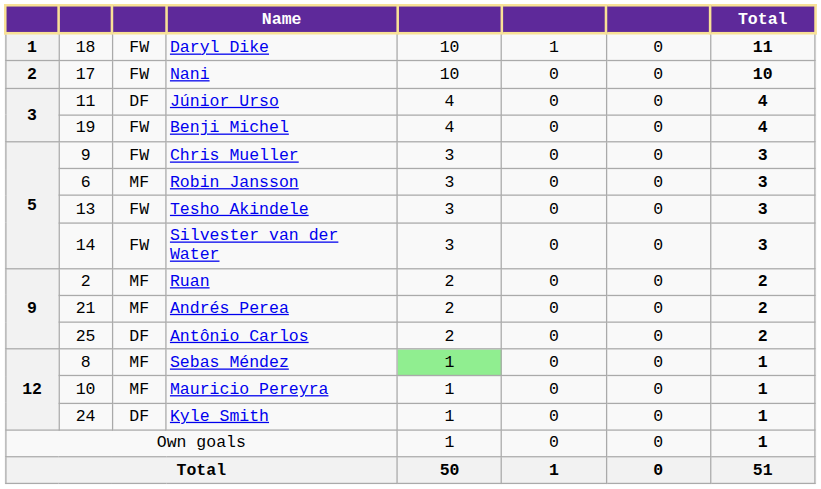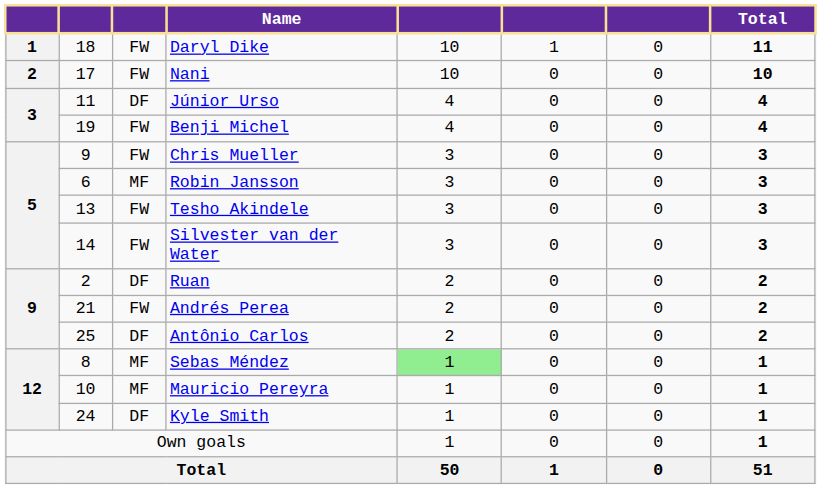(139, 282) MF -> (139, 282) DF
(139, 309) MF -> (139, 309) FW
